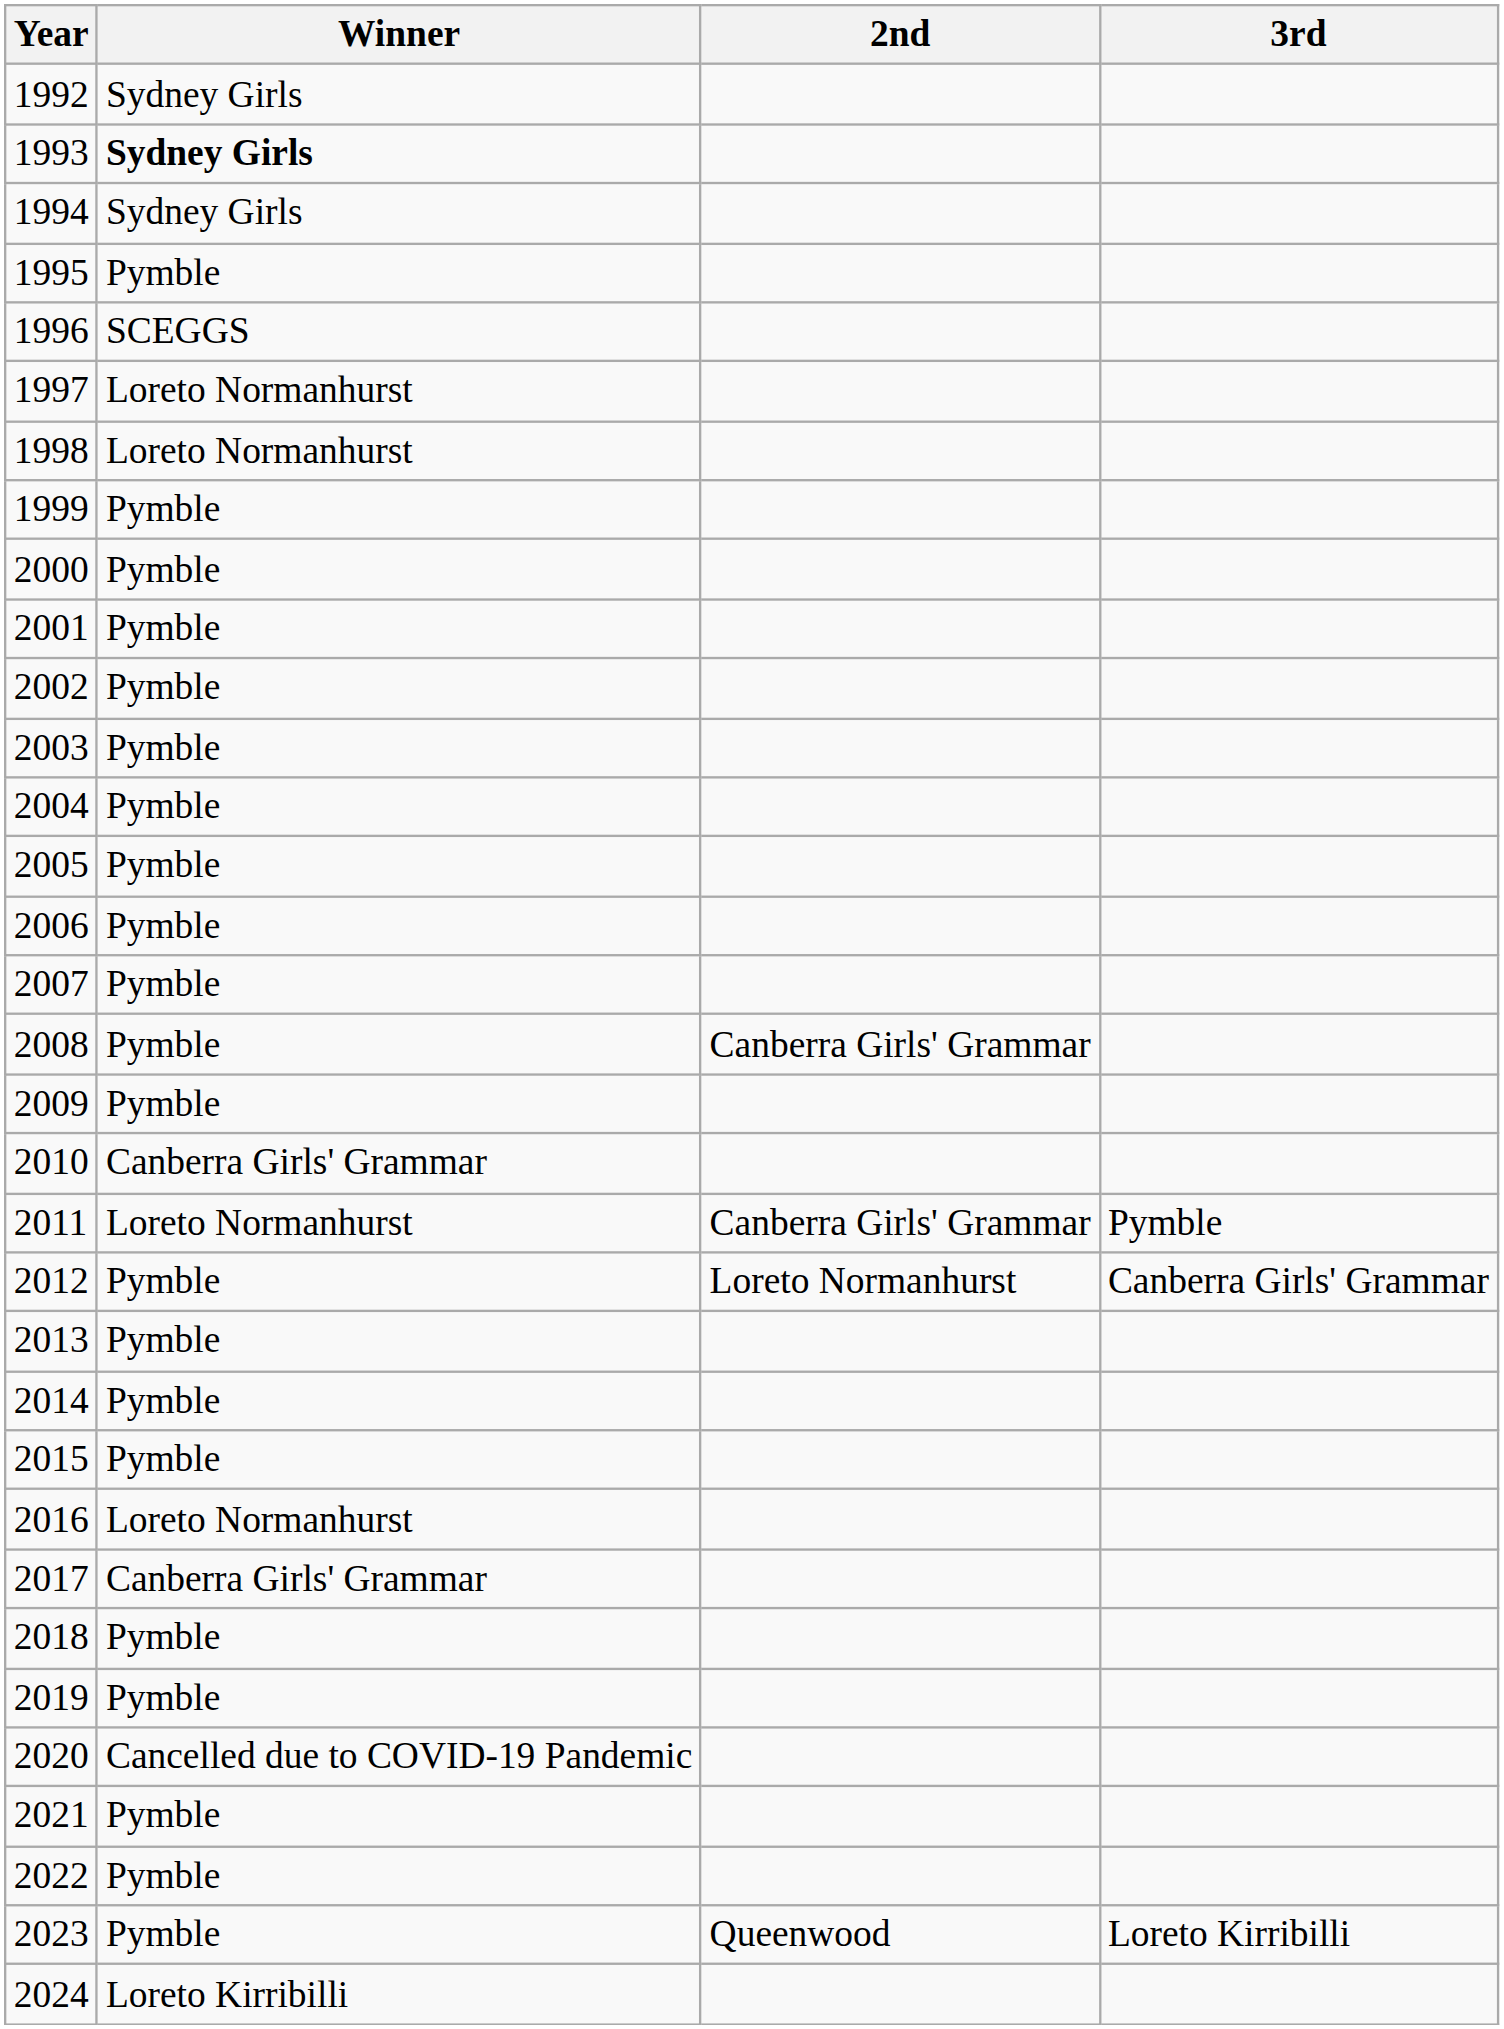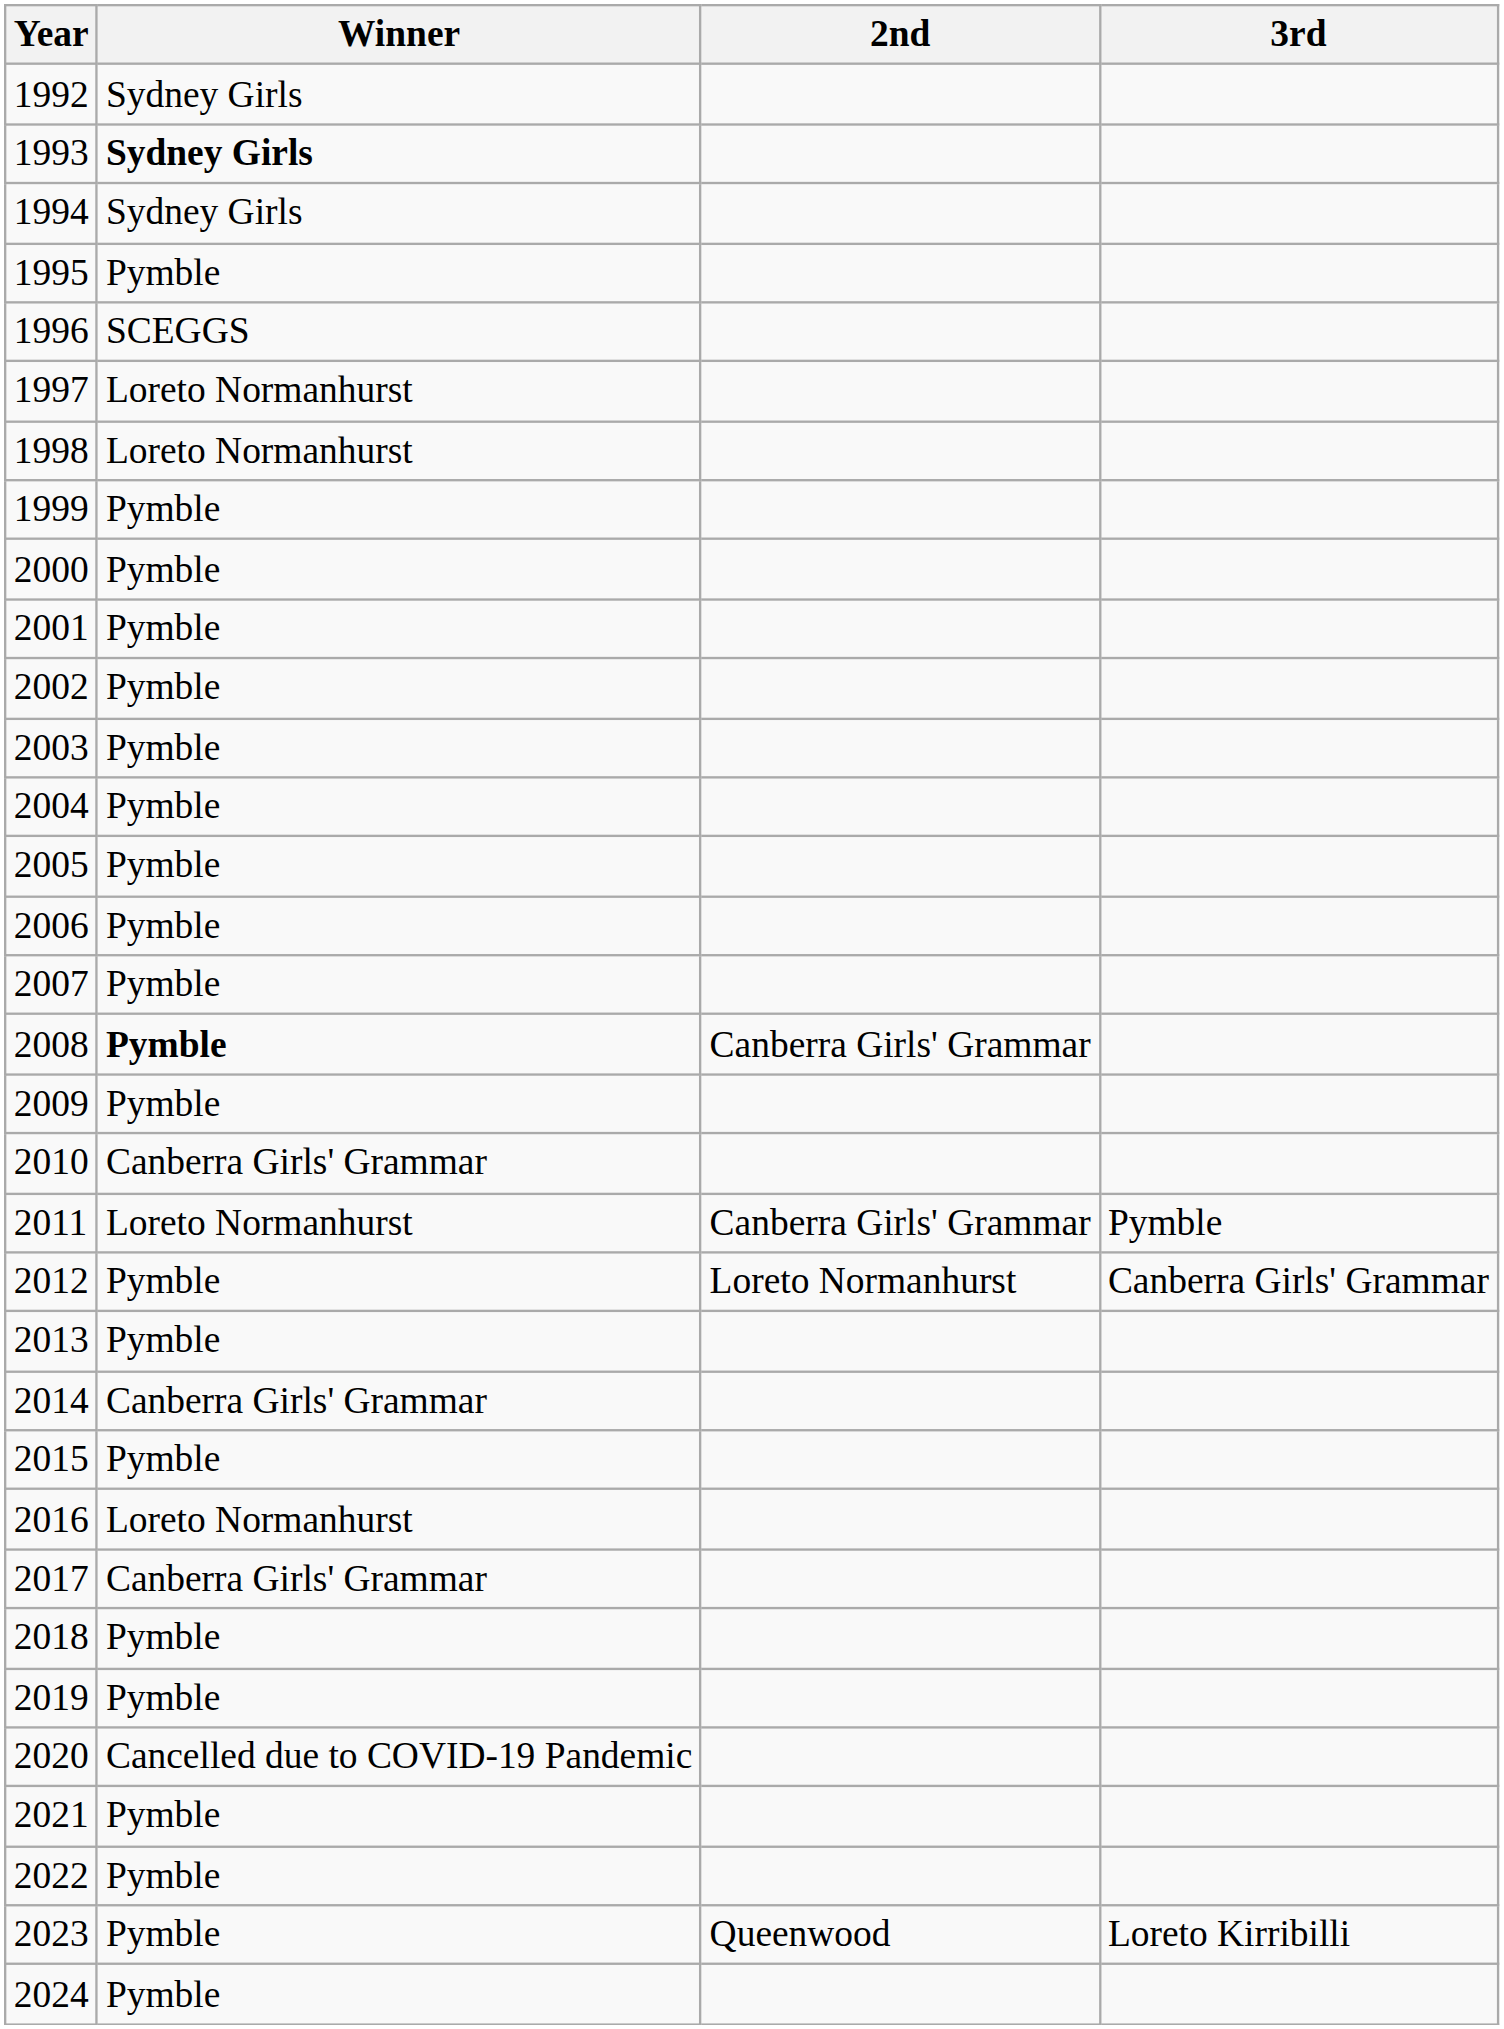(163, 1043) normal -> (166, 1043) bold
(163, 1399) Pymble -> (296, 1399) Canberra Girls' Grammar
(227, 1993) Loreto Kirribilli -> (163, 1993) Pymble
